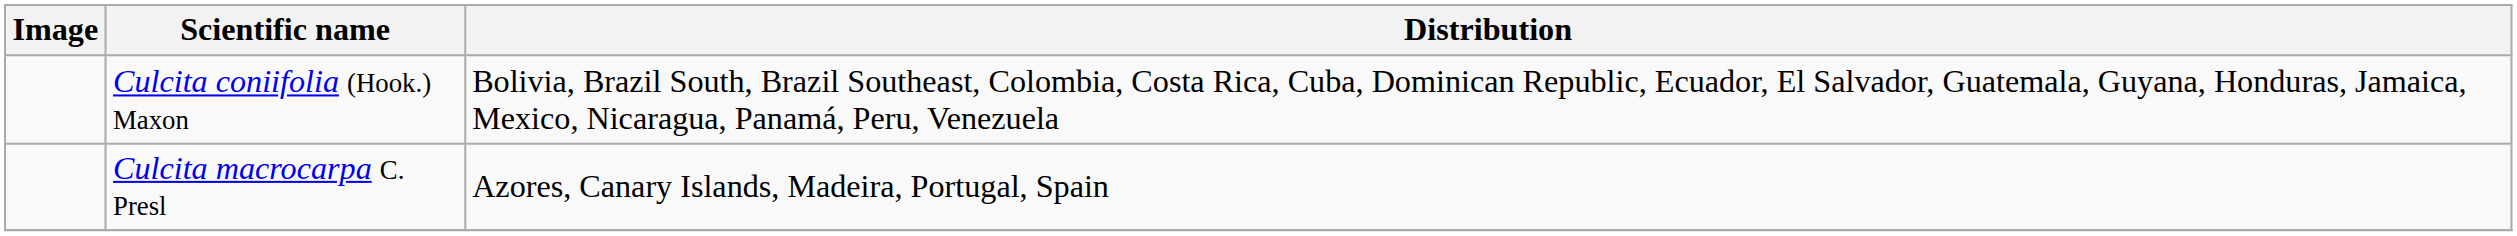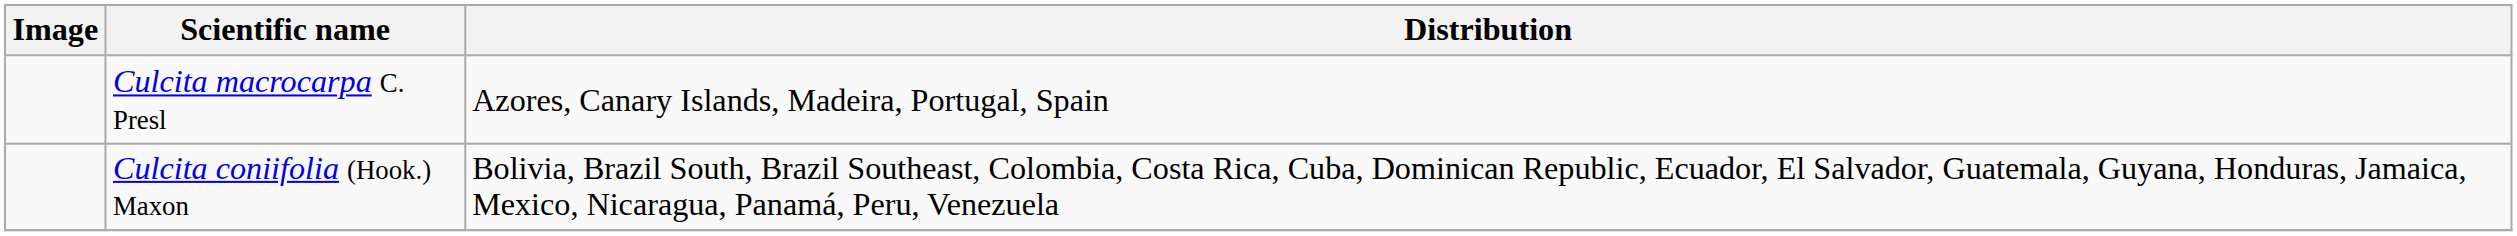rows swapped: (272, 99) <-> (259, 186)
